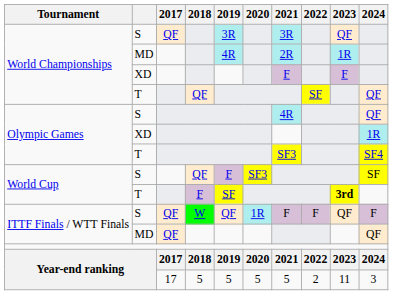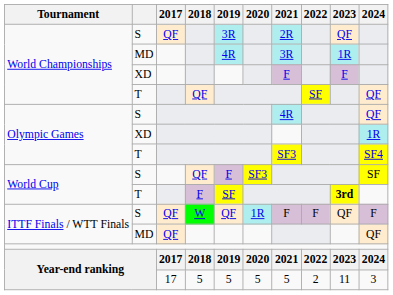(287, 34) 3R -> (287, 34) 2R
(287, 54) 2R -> (287, 54) 3R
